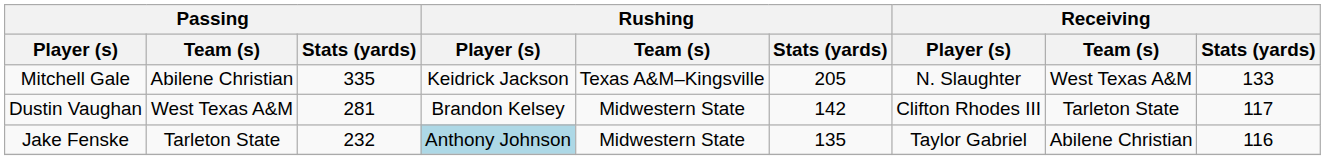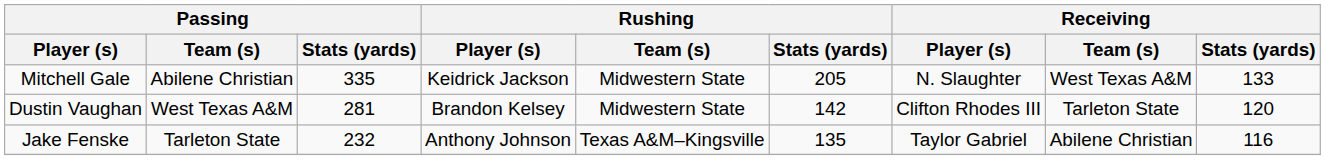(672, 79) Texas A&M–Kingsville -> (672, 79) Midwestern State
(1258, 109) 117 -> (1258, 109) 120
(498, 139) lightblue background -> (498, 139) no background
(672, 139) Midwestern State -> (672, 139) Texas A&M–Kingsville
